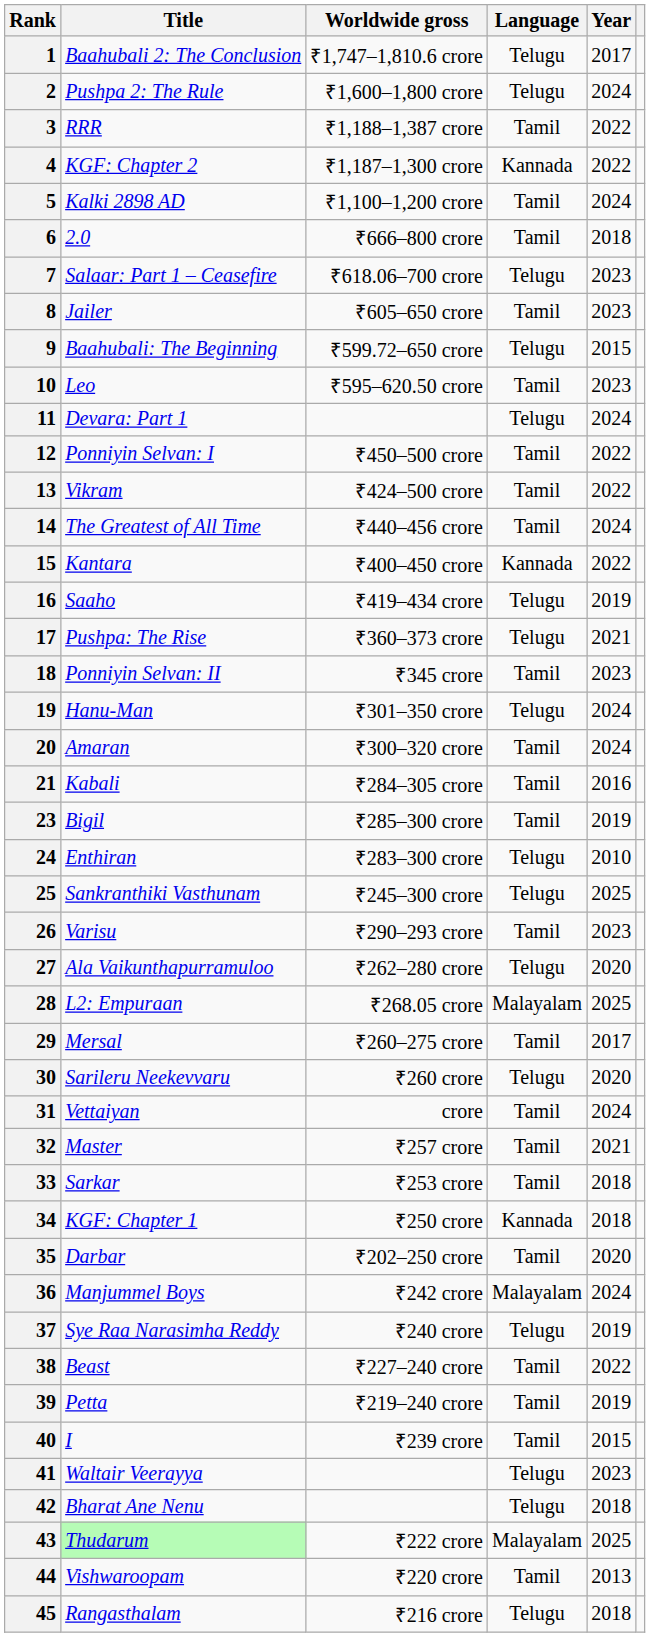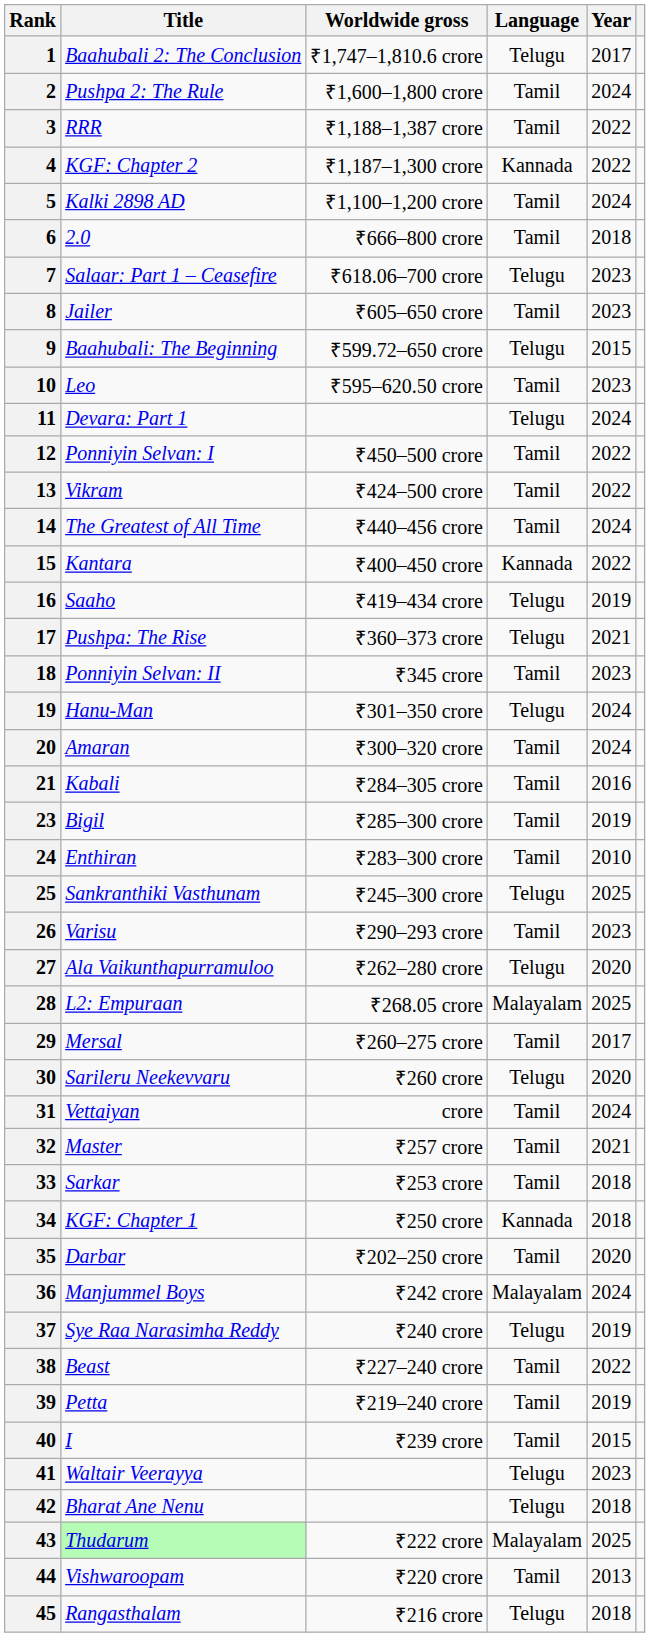(537, 91) Telugu -> (537, 91) Tamil
(537, 857) Telugu -> (537, 857) Tamil
